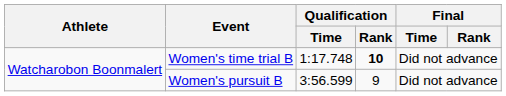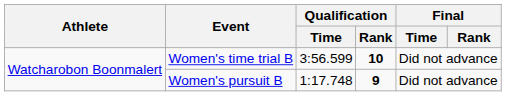(326, 59) 1:17.748 -> (326, 59) 3:56.599
(326, 80) 3:56.599 -> (326, 80) 1:17.748
(376, 80) normal -> (376, 80) bold
